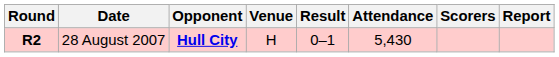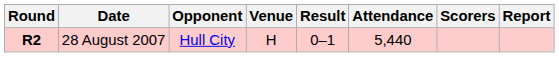(207, 39) bold -> (207, 39) normal
(393, 39) 5,430 -> (393, 39) 5,440
